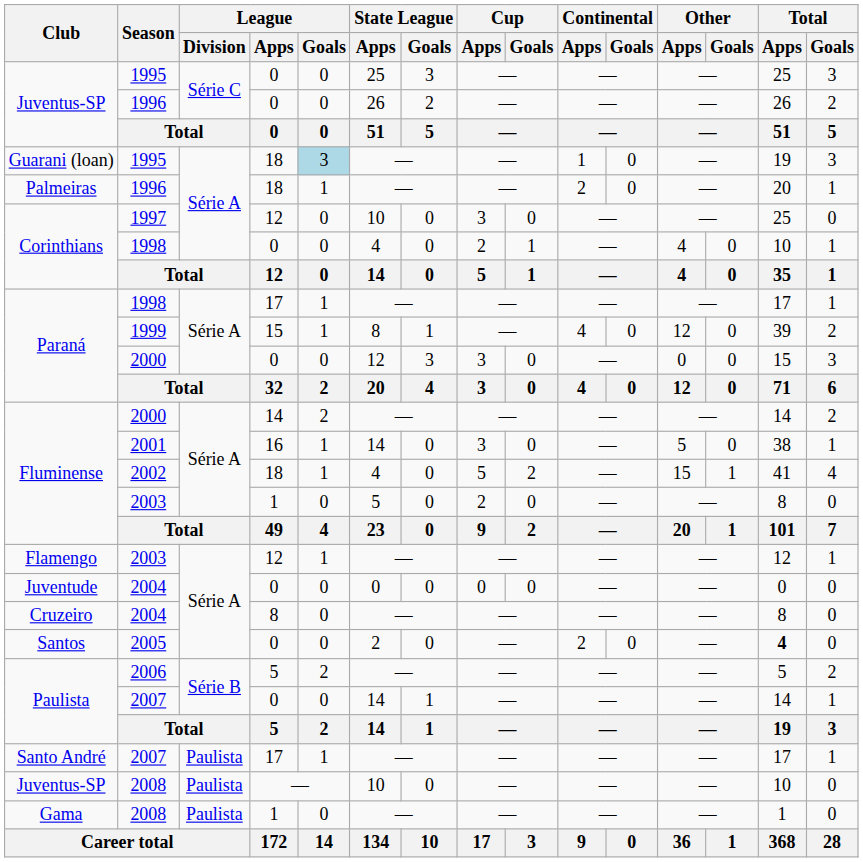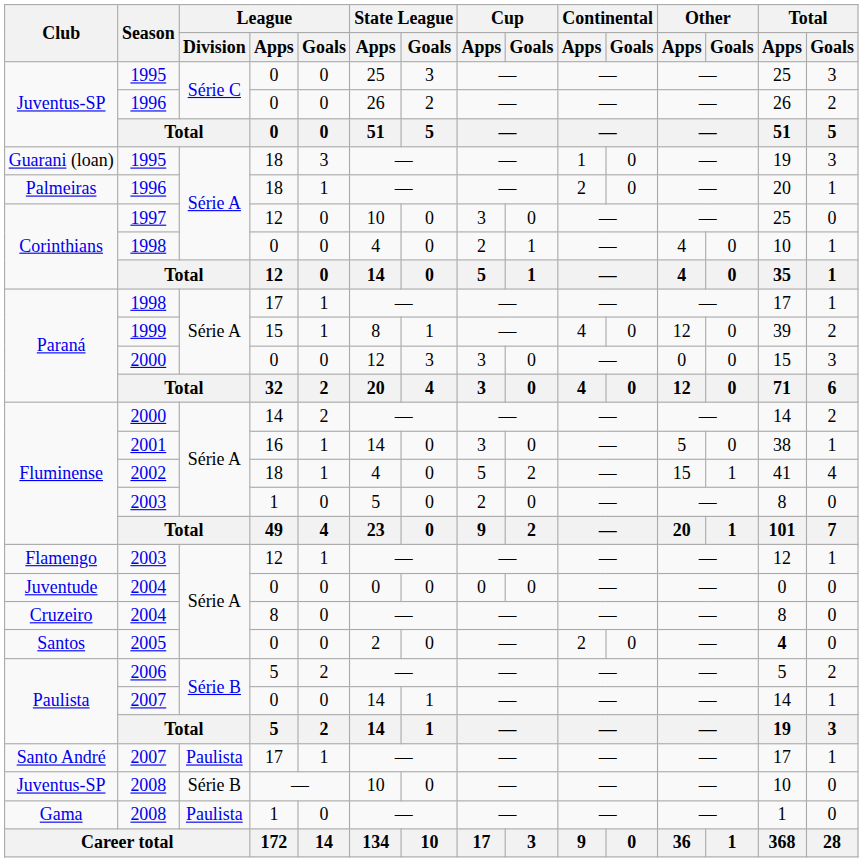(324, 160) lightblue background -> (324, 160) no background
(214, 786) Paulista -> (214, 786) Série B
